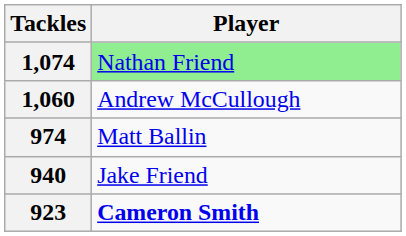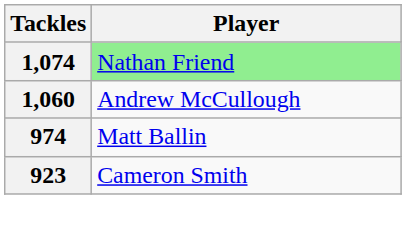- row: (48, 174)
(178, 212) bold -> (172, 174) normal
